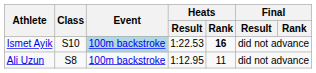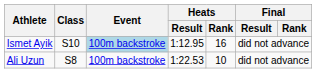(187, 45) 1:22.53 -> (187, 45) 1:12.95
(221, 45) bold -> (221, 45) normal
(187, 60) 1:12.95 -> (187, 60) 1:22.53
(221, 60) 11 -> (221, 60) 10
